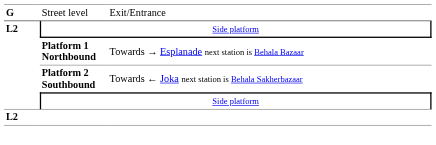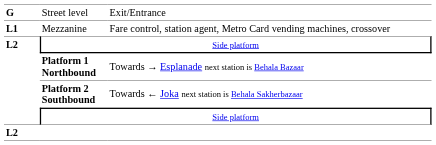+ row: (64, 28)
